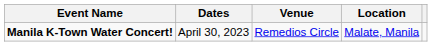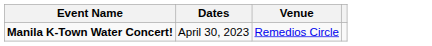- column: (382, 13)
